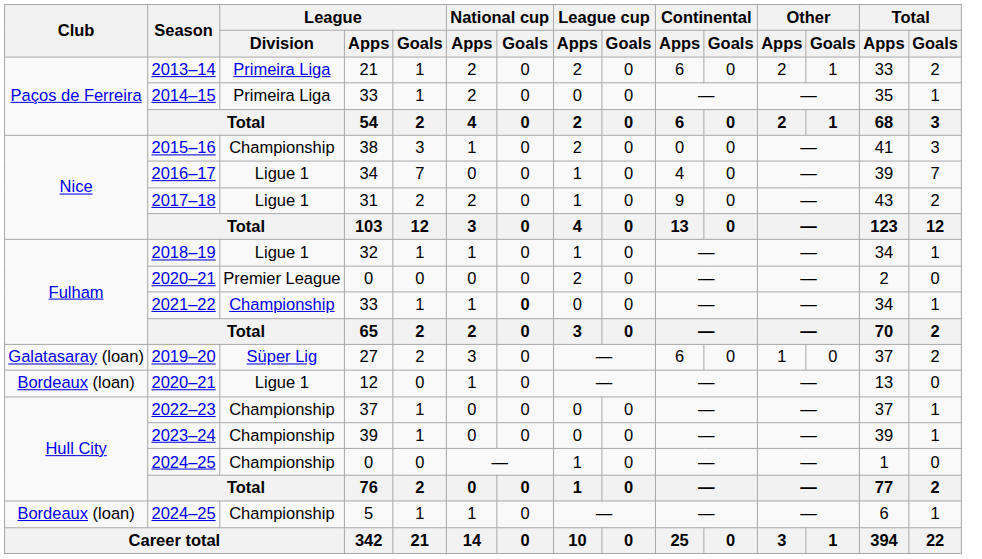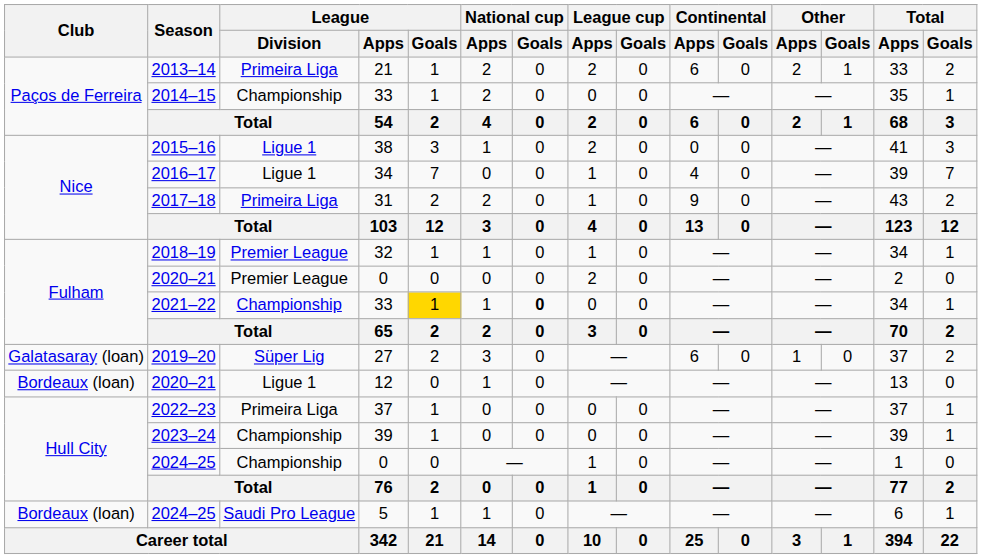(282, 95) Primeira Liga -> (289, 95) Championship
(282, 148) Championship -> (289, 148) Ligue 1
(282, 200) Ligue 1 -> (289, 200) Primeira Liga
(282, 252) Ligue 1 -> (289, 252) Premier League
(420, 305) no background -> (434, 305) gold background
(282, 409) Championship -> (289, 409) Primeira Liga
(282, 514) Championship -> (289, 514) Saudi Pro League
